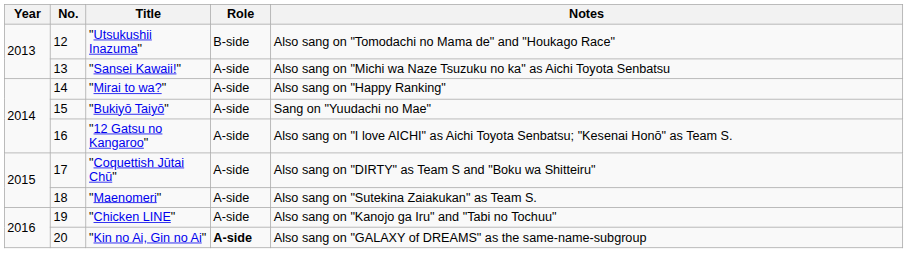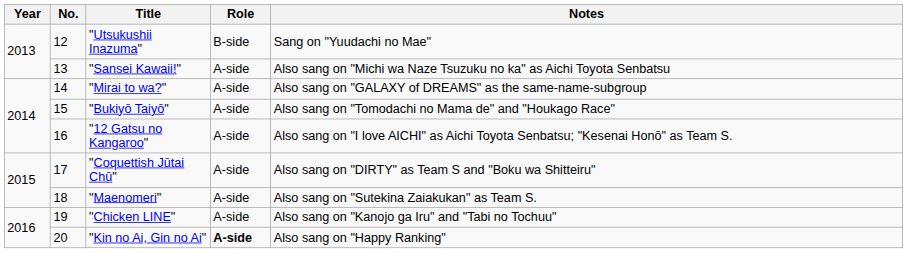(444, 41) Also sang on "Tomodachi no Mama de" and "Houkago Race" -> (352, 41) Sang on "Yuudachi no Mae"
(360, 88) Also sang on "Happy Ranking" -> (460, 88) Also sang on "GALAXY of DREAMS" as the same-name-subgroup
(352, 108) Sang on "Yuudachi no Mae" -> (444, 108) Also sang on "Tomodachi no Mama de" and "Houkago Race"
(460, 237) Also sang on "GALAXY of DREAMS" as the same-name-subgroup -> (360, 237) Also sang on "Happy Ranking"
